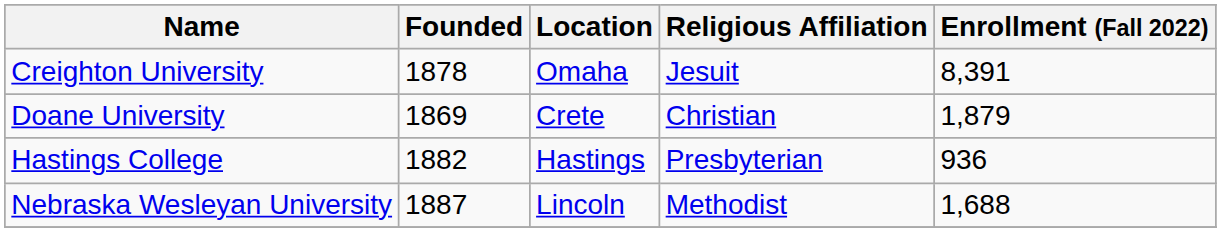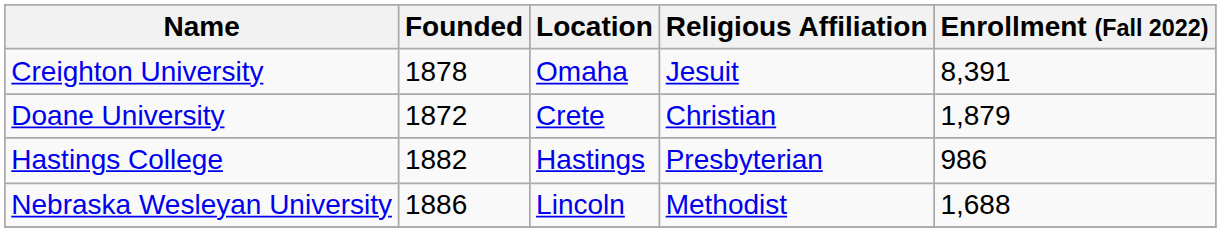(436, 115) 1869 -> (436, 115) 1872
(964, 159) 936 -> (964, 159) 986
(436, 204) 1887 -> (436, 204) 1886
